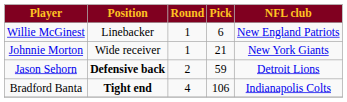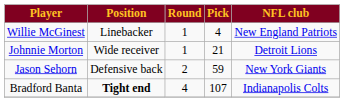(221, 32) 6 -> (218, 32) 4
(288, 50) New York Giants -> (286, 50) Detroit Lions
(128, 69) bold -> (126, 69) normal
(288, 69) Detroit Lions -> (286, 69) New York Giants
(221, 87) 106 -> (218, 87) 107
